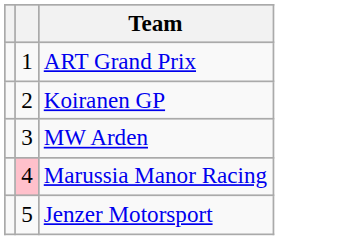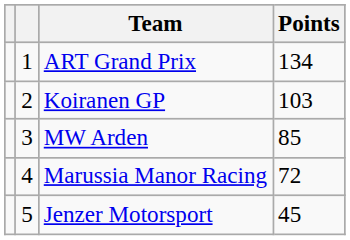+ column: (309, 23)
(27, 175) pink background -> (27, 175) no background
